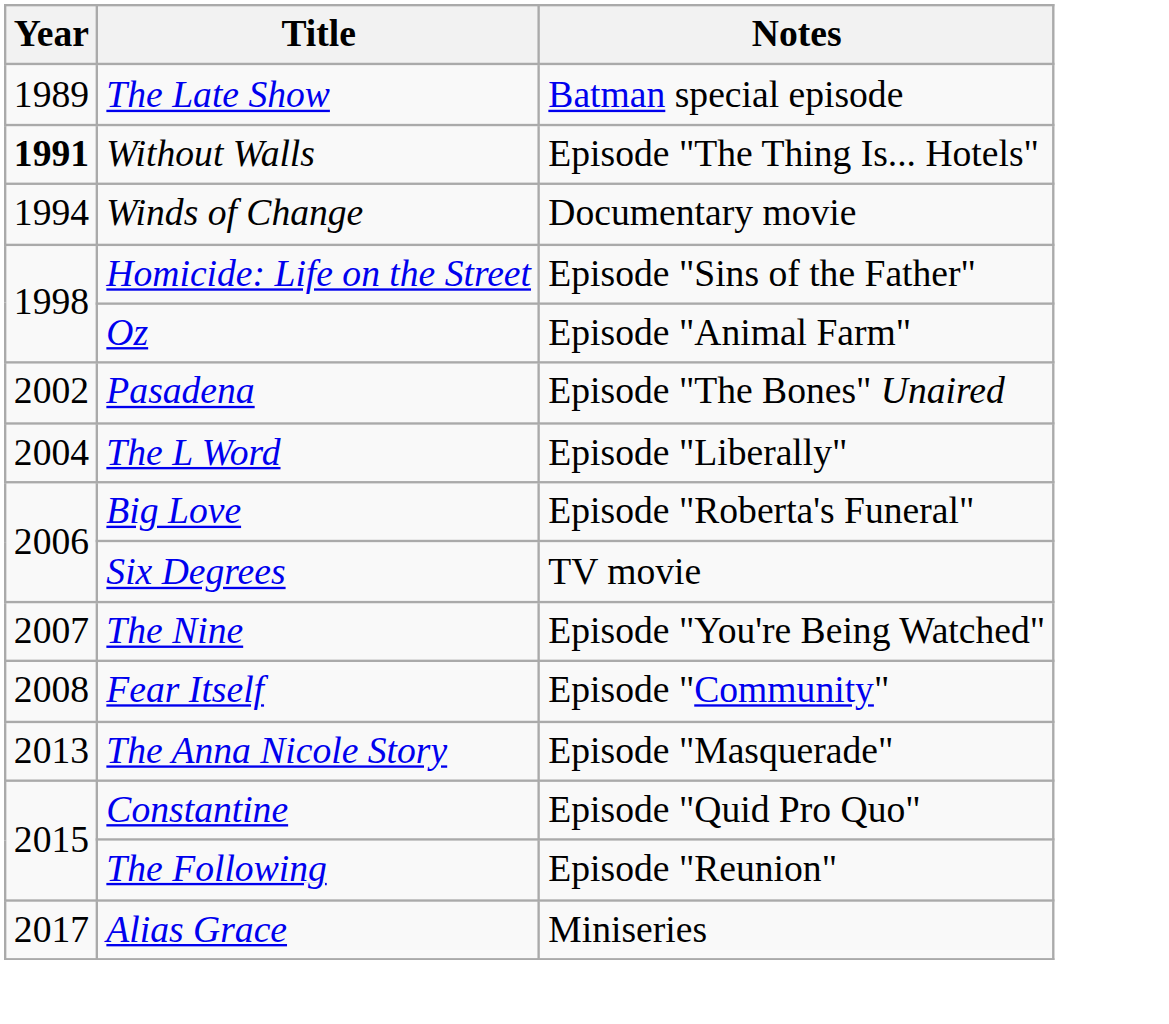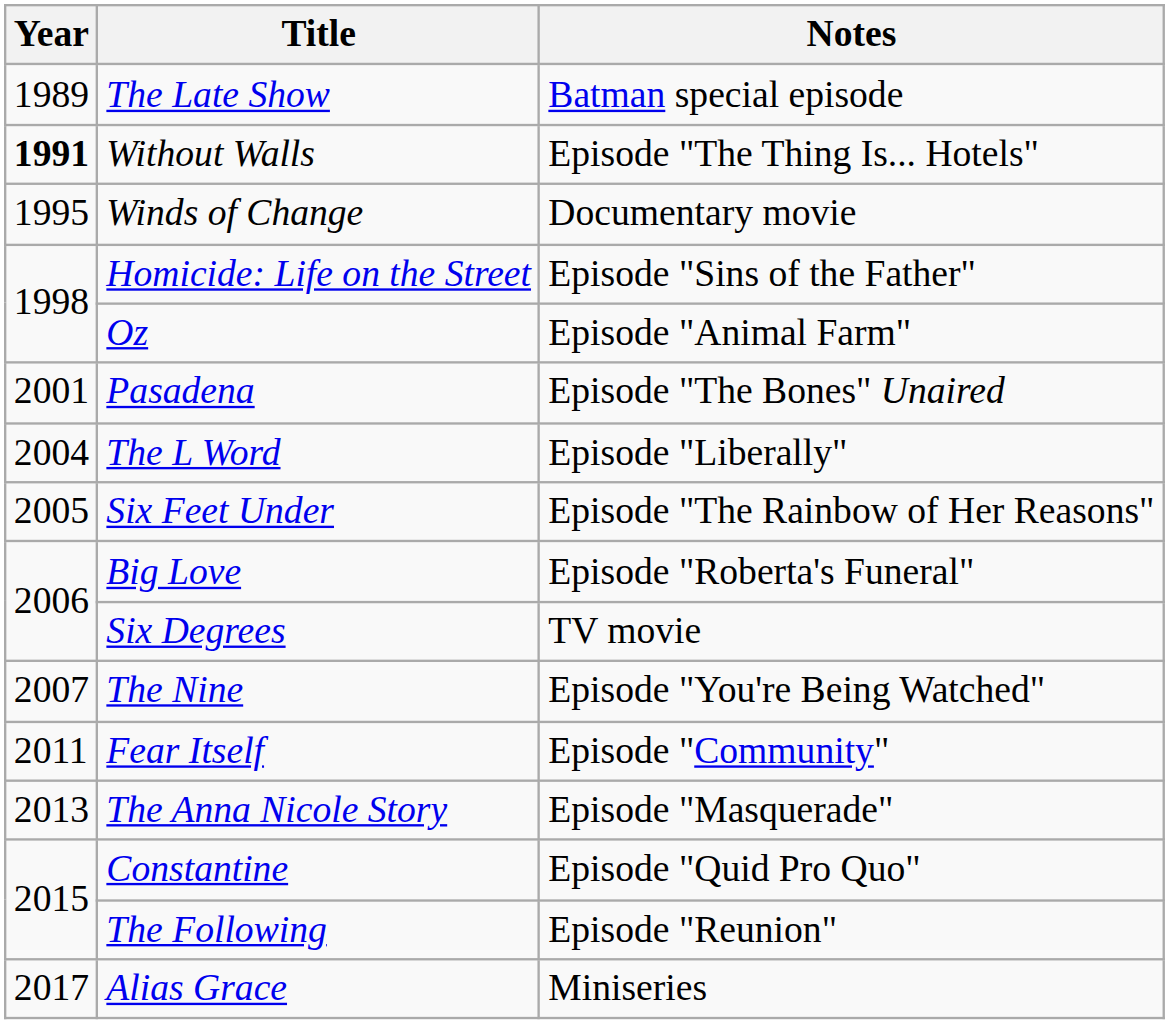(51, 213) 1994 -> (51, 213) 1995
(51, 392) 2002 -> (51, 392) 2001
+ row: (220, 511)
(51, 690) 2008 -> (51, 749) 2011
